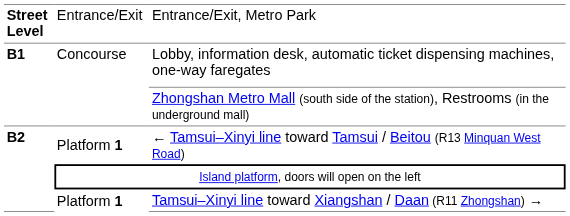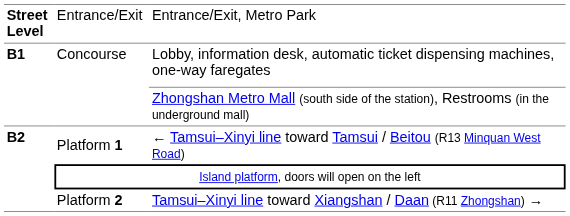(90, 200) Platform 1 -> (90, 200) Platform 2
